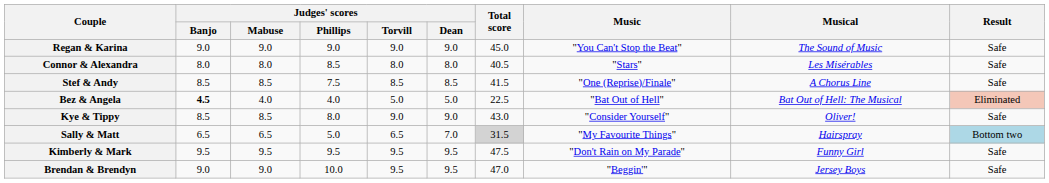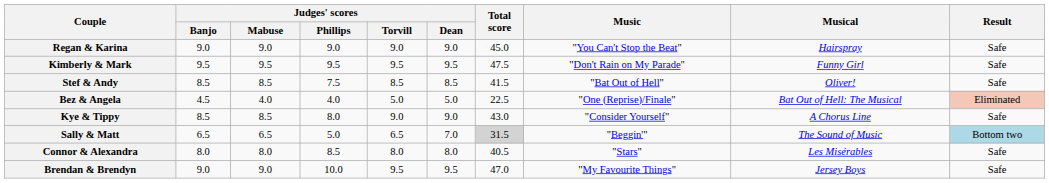(840, 48) The Sound of Music -> (840, 48) Hairspray
rows swapped: (90, 152) <-> (90, 65)
(627, 82) "One (Reprise)/Finale" -> (627, 82) "Bat Out of Hell"
(840, 82) A Chorus Line -> (840, 82) Oliver!
(203, 100) bold -> (203, 100) normal
(627, 100) "Bat Out of Hell" -> (627, 100) "One (Reprise)/Finale"
(840, 117) Oliver! -> (840, 117) A Chorus Line
(627, 134) "My Favourite Things" -> (627, 134) "Beggin'"
(840, 134) Hairspray -> (840, 134) The Sound of Music
(627, 169) "Beggin'" -> (627, 169) "My Favourite Things"
